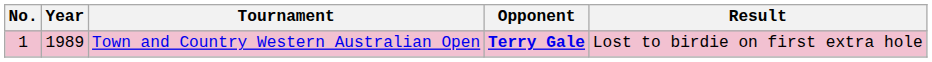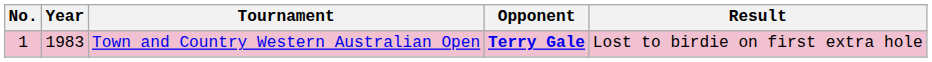(65, 44) 1989 -> (65, 44) 1983
